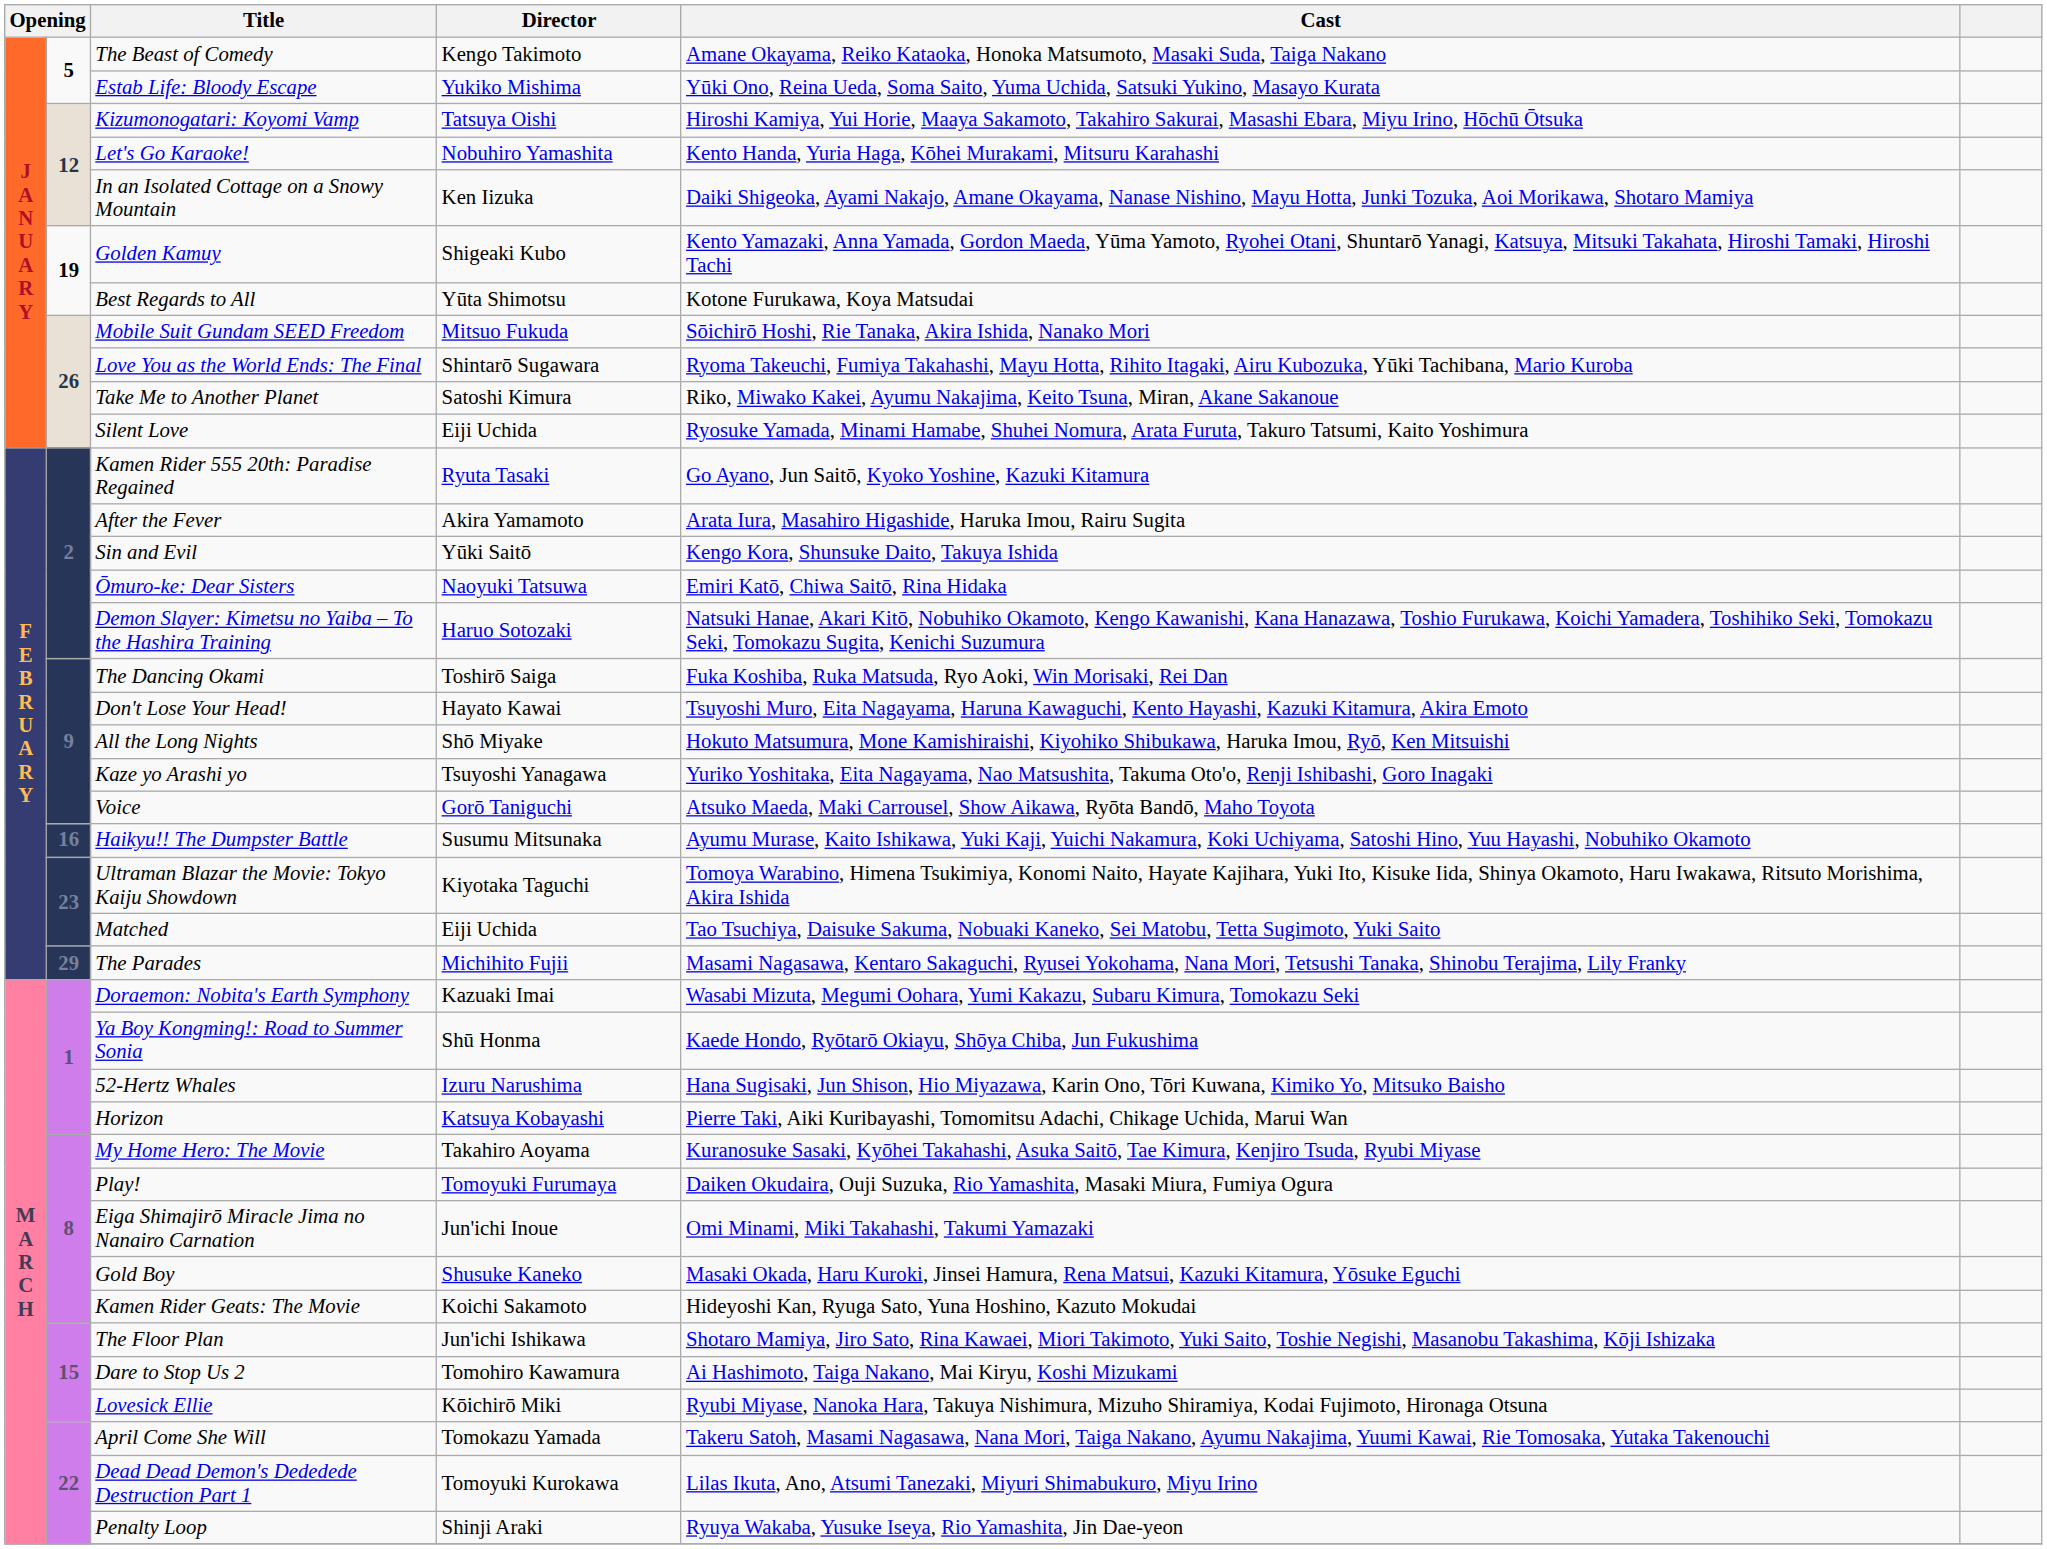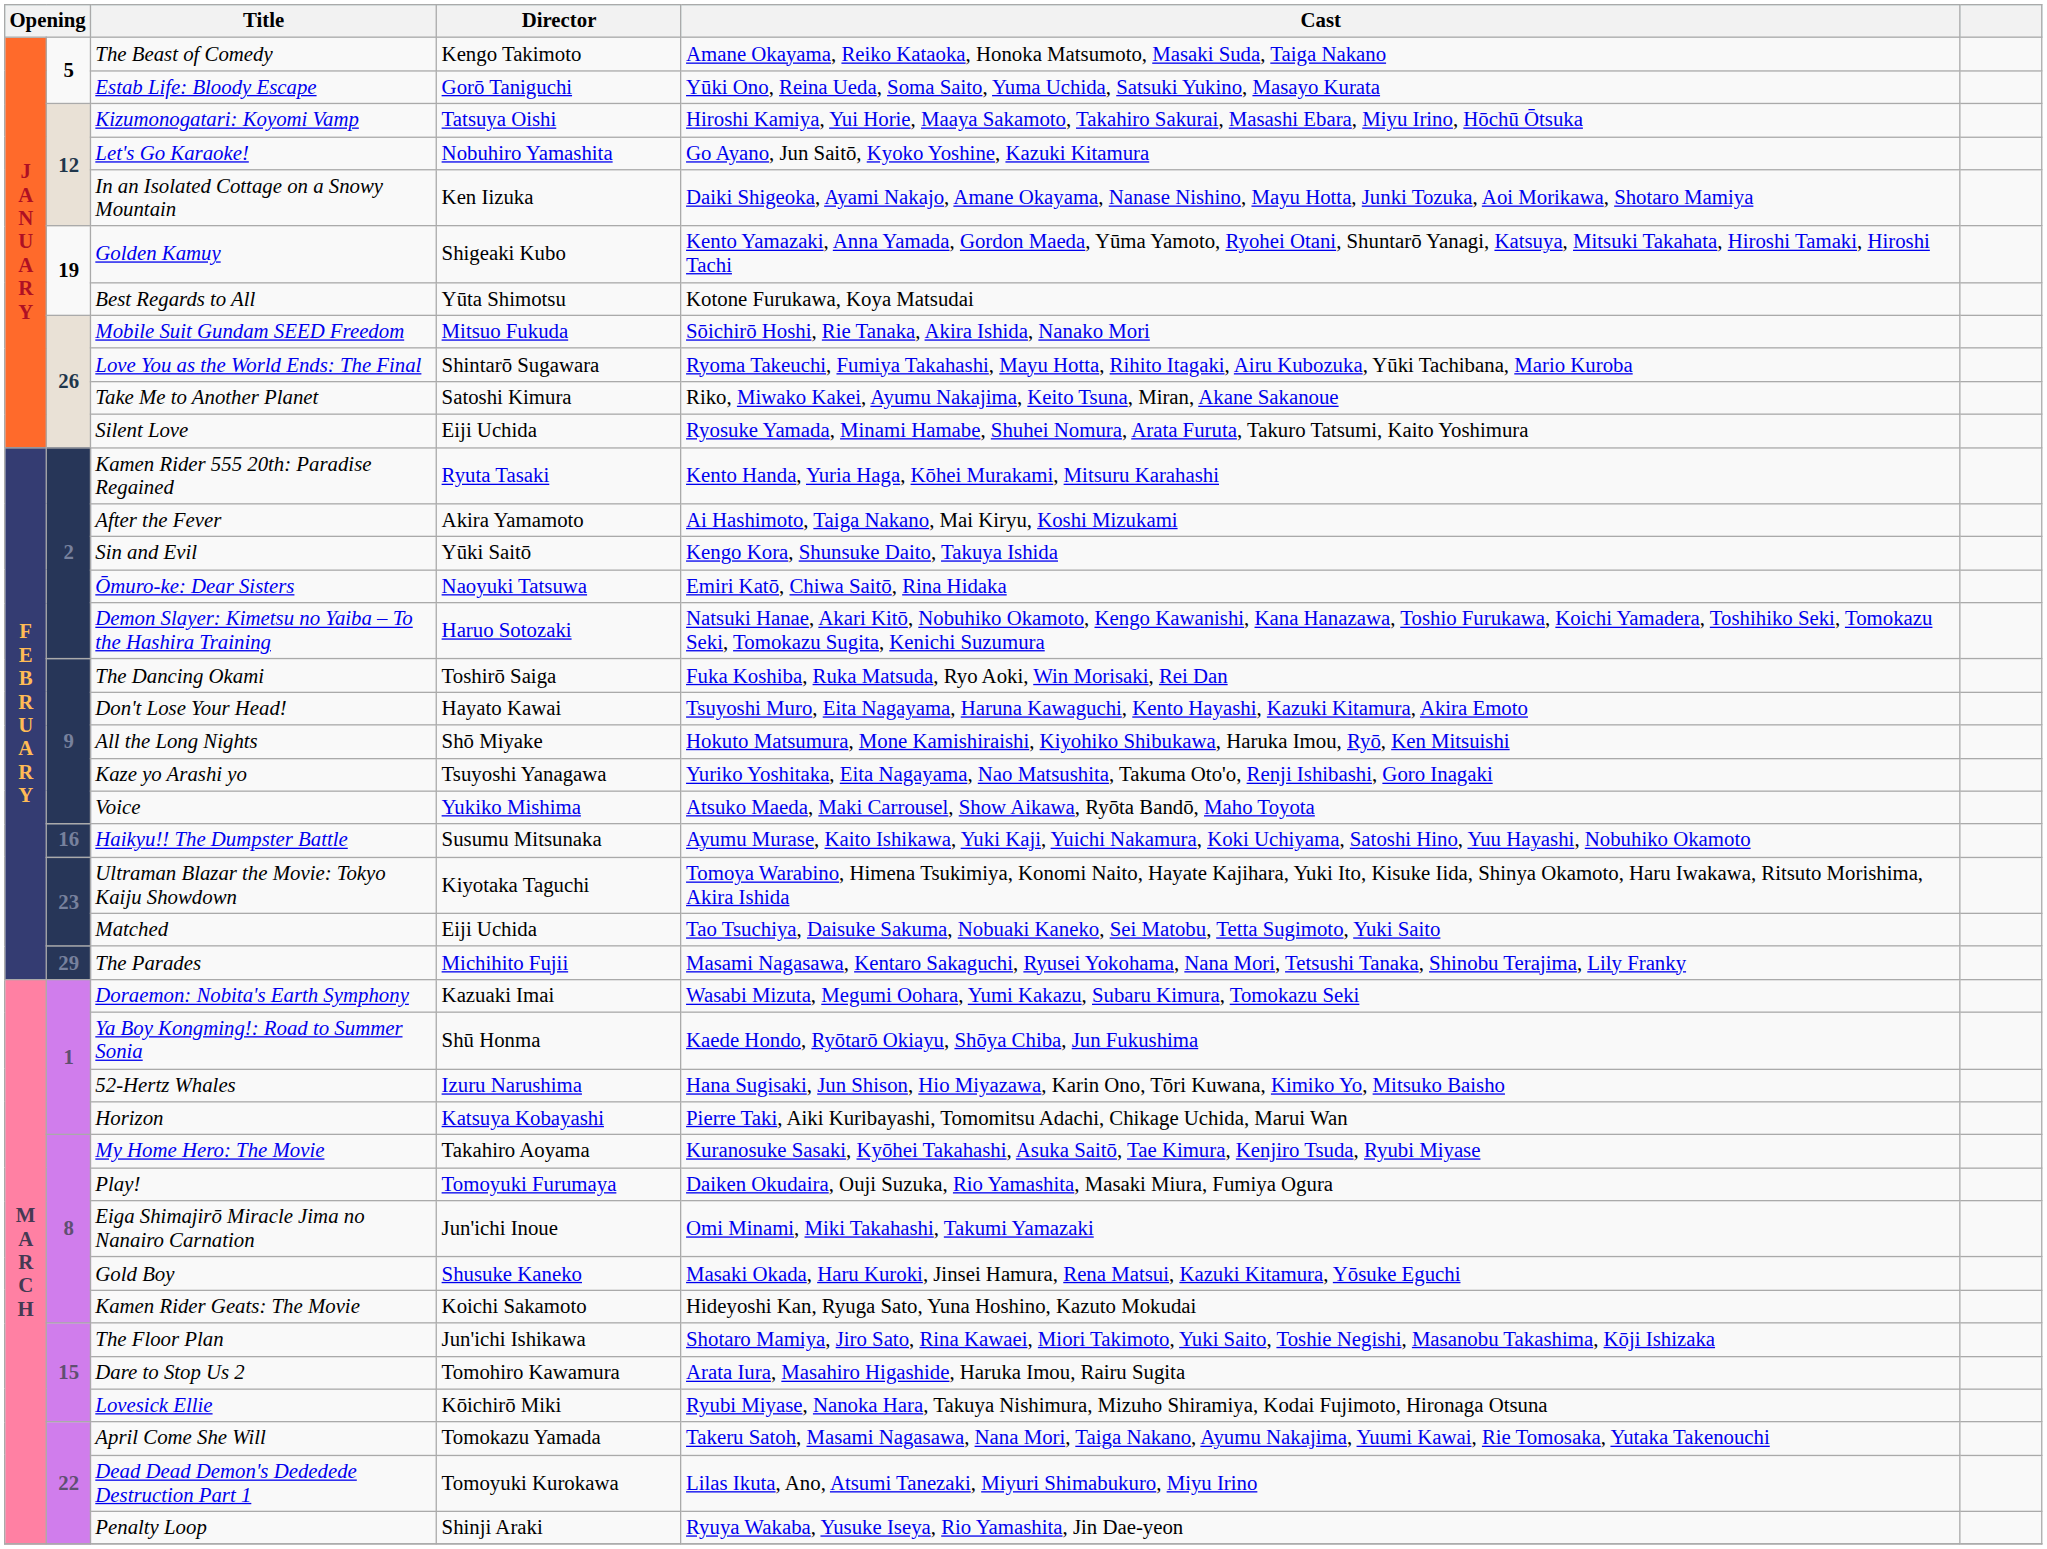(511, 86) Yukiko Mishima -> (507, 86) Gorō Taniguchi
(953, 152) Kento Handa, Yuria Haga, Kōhei Murakami, Mitsuru Karahashi -> (918, 152) Go Ayano, Jun Saitō, Kyoko Yoshine, Kazuki Kitamura
(918, 475) Go Ayano, Jun Saitō, Kyoko Yoshine, Kazuki Kitamura -> (953, 475) Kento Handa, Yuria Haga, Kōhei Murakami, Mitsuru Karahashi
(936, 520) Arata Iura, Masahiro Higashide, Haruka Imou, Rairu Sugita -> (932, 520) Ai Hashimoto, Taiga Nakano, Mai Kiryu, Koshi Mizukami
(507, 807) Gorō Taniguchi -> (511, 807) Yukiko Mishima
(932, 1372) Ai Hashimoto, Taiga Nakano, Mai Kiryu, Koshi Mizukami -> (936, 1372) Arata Iura, Masahiro Higashide, Haruka Imou, Rairu Sugita
